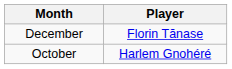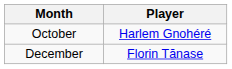rows swapped: (54, 53) <-> (54, 34)
